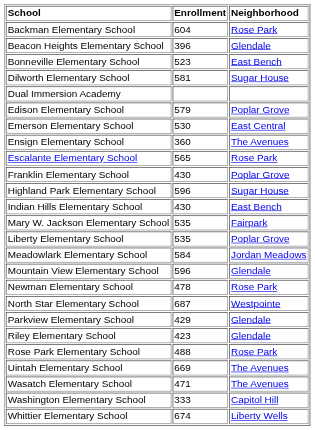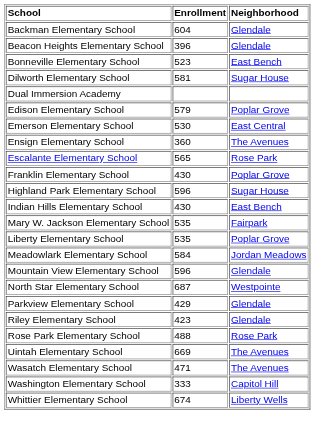(254, 29) Rose Park -> (251, 29) Glendale
- row: (70, 287)
